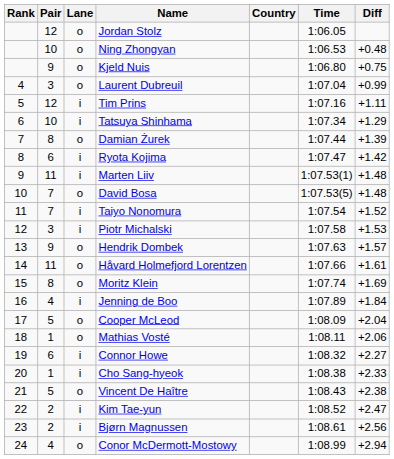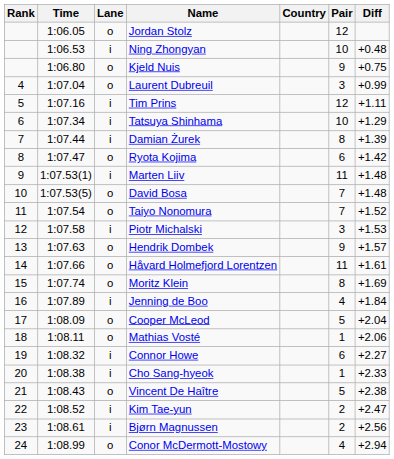columns swapped: (51, 13) <-> (327, 13)
(80, 49) o -> (110, 49) i
(80, 139) o -> (110, 139) i
(80, 157) i -> (110, 157) o
(80, 211) i -> (110, 211) o
